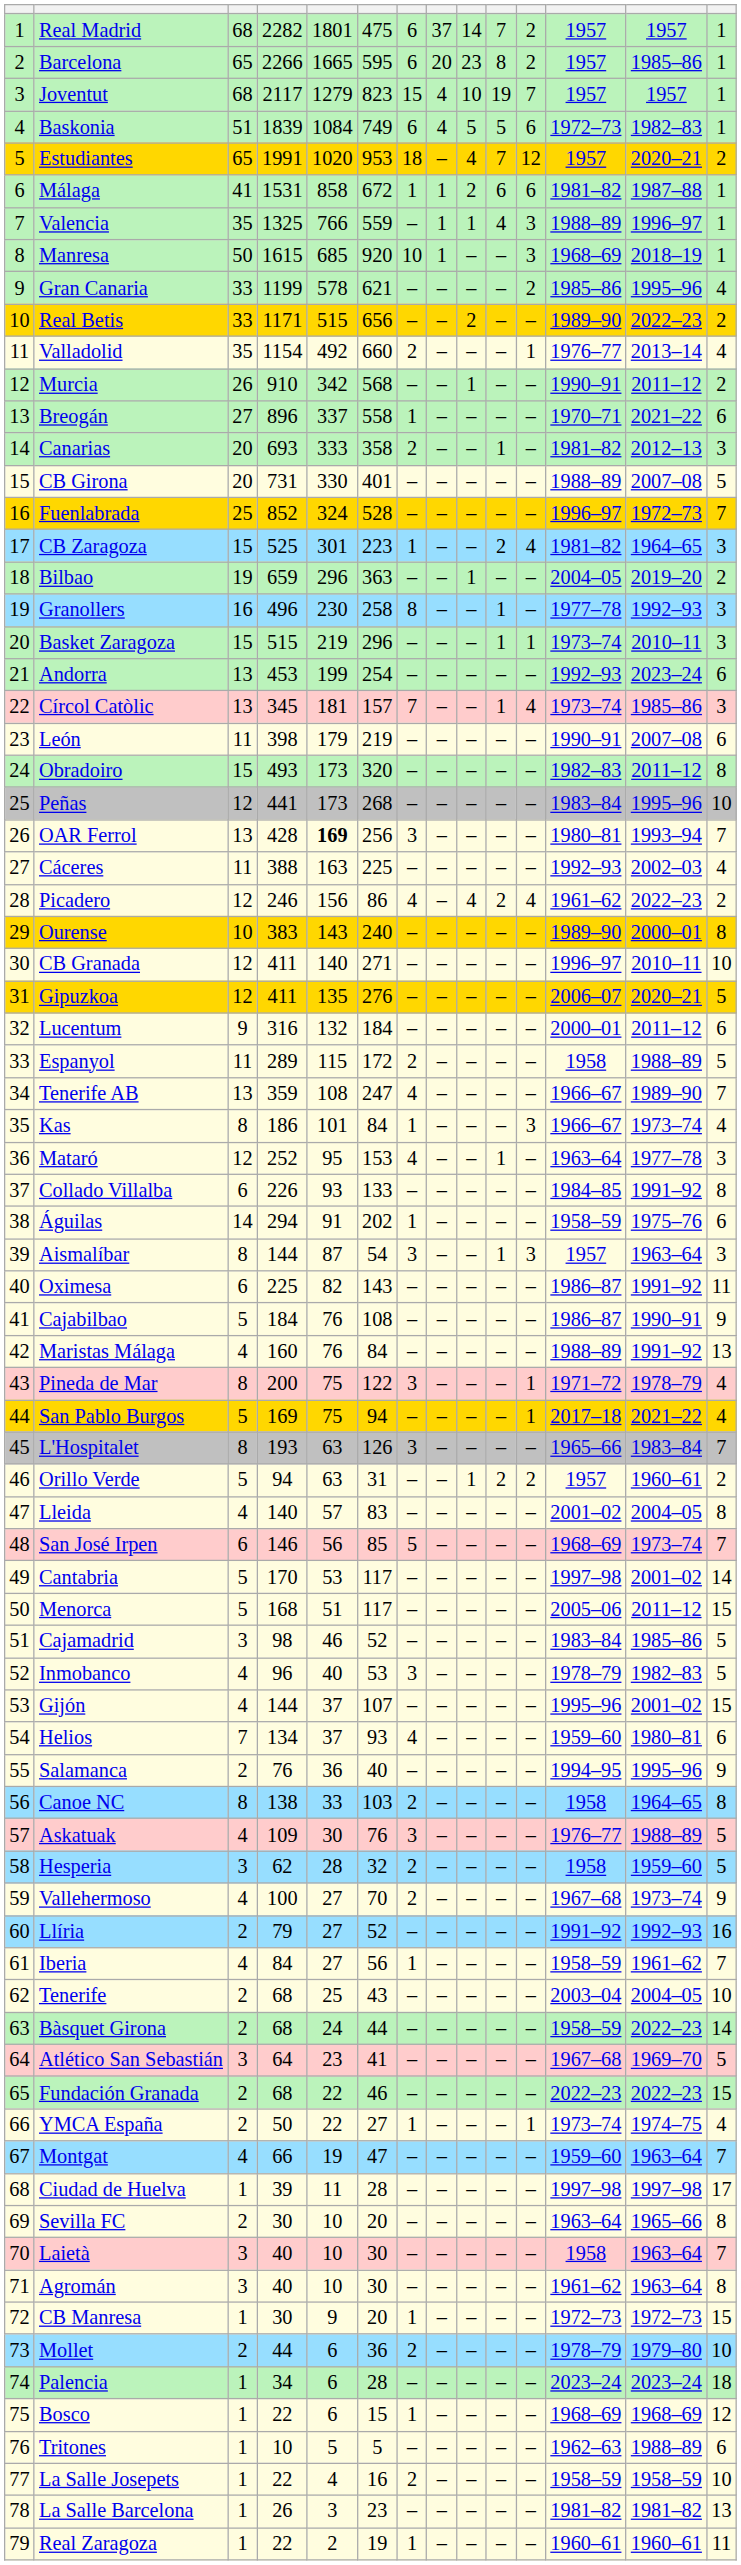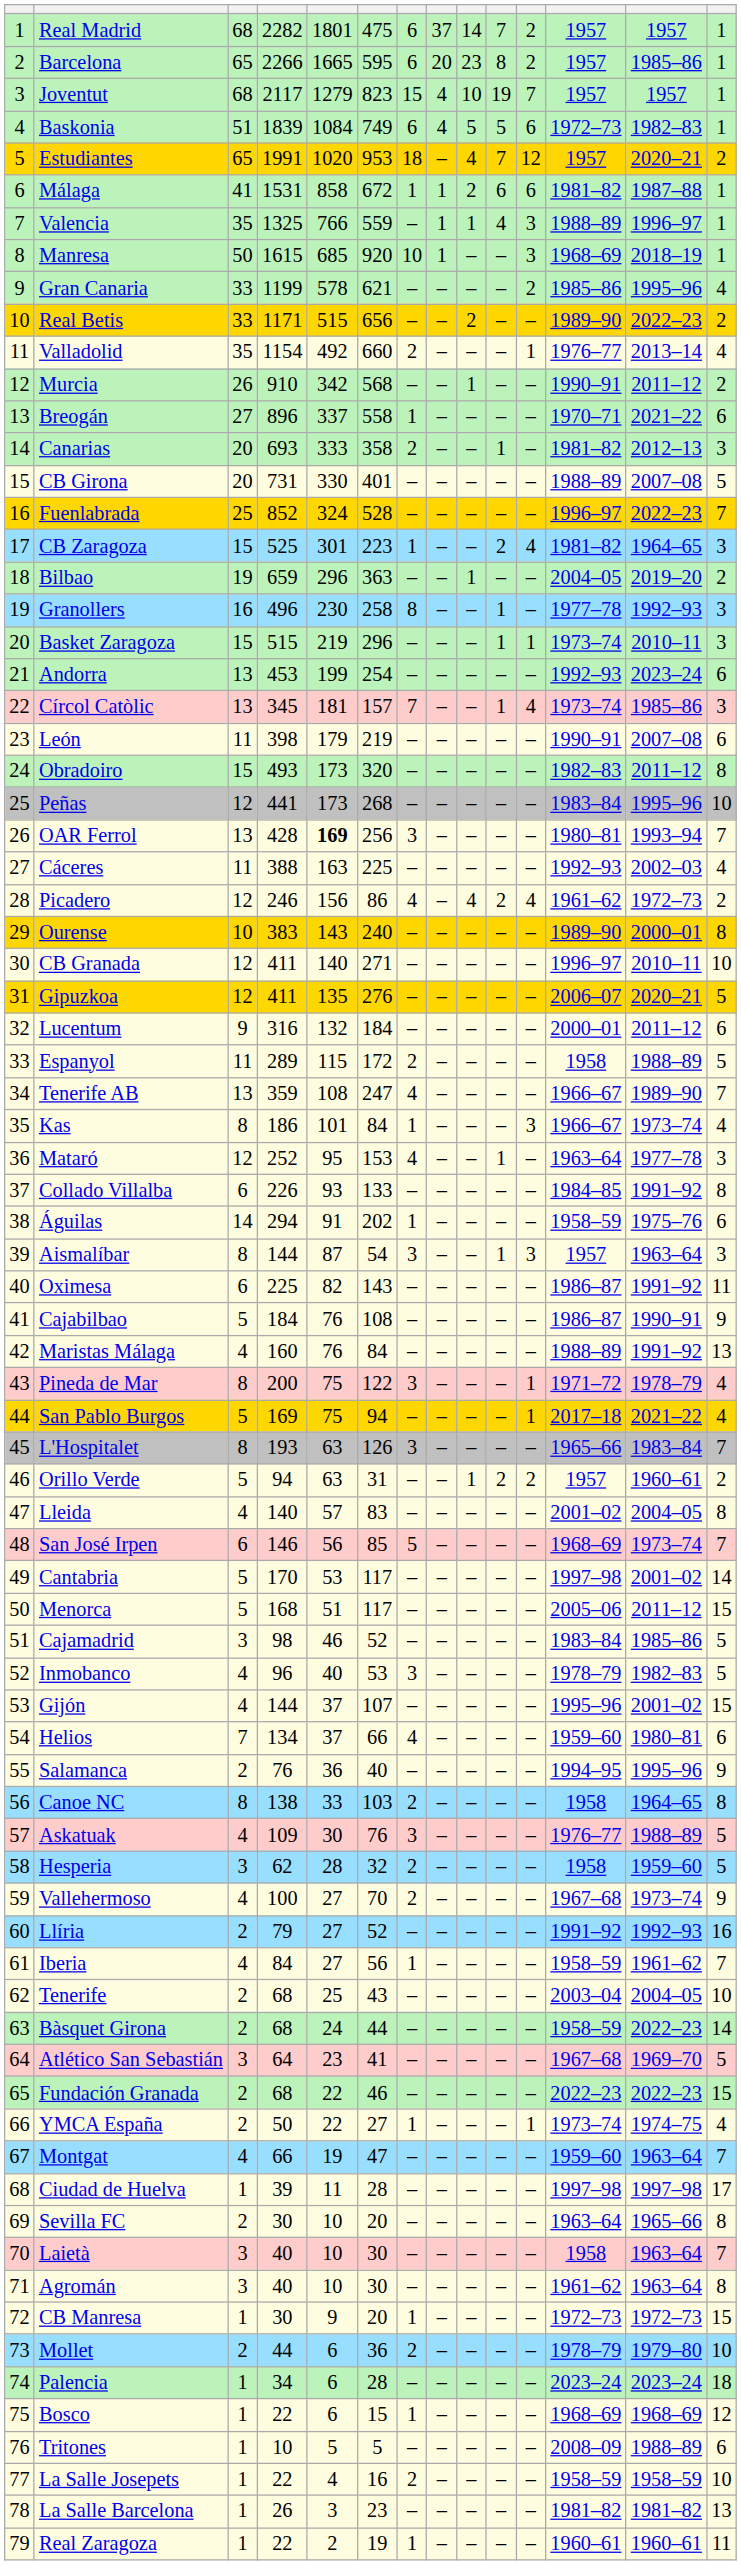(666, 513) 1972–73 -> (666, 513) 2022–23
(666, 900) 2022–23 -> (666, 900) 1972–73
(377, 1737) 93 -> (377, 1737) 66
(586, 2446) 1962–63 -> (586, 2446) 2008–09
